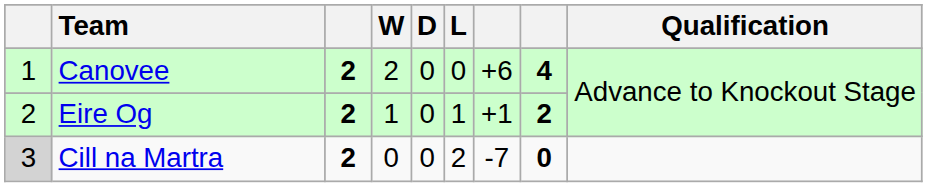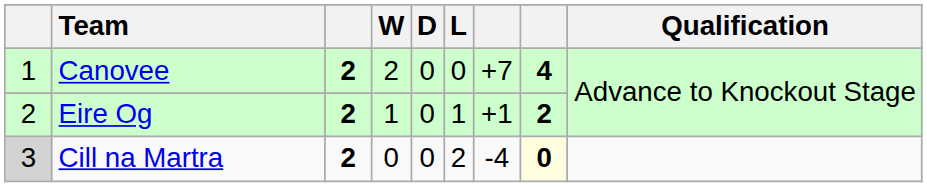(497, 70) +6 -> (497, 70) +7
(497, 158) -7 -> (497, 158) -4
(544, 158) no background -> (544, 158) lightyellow background
